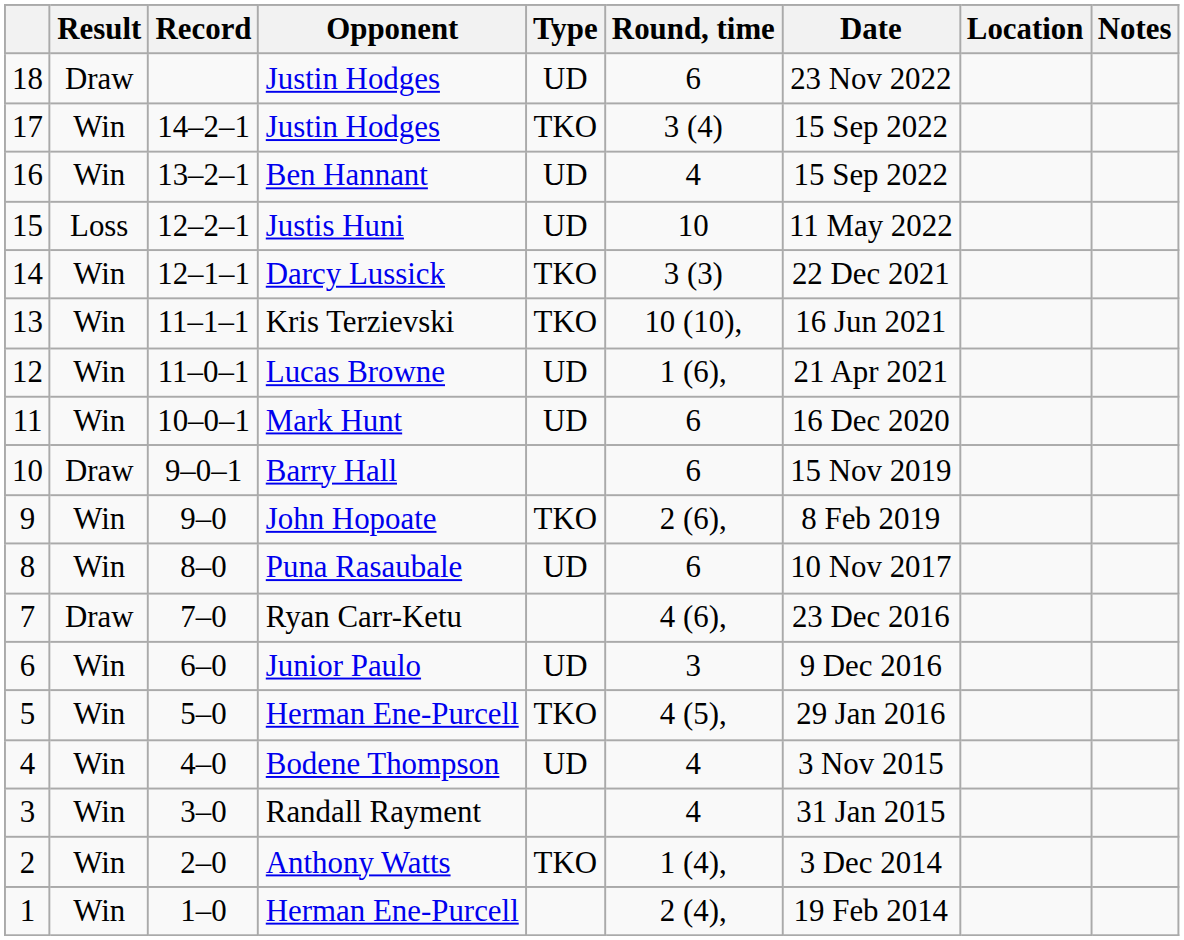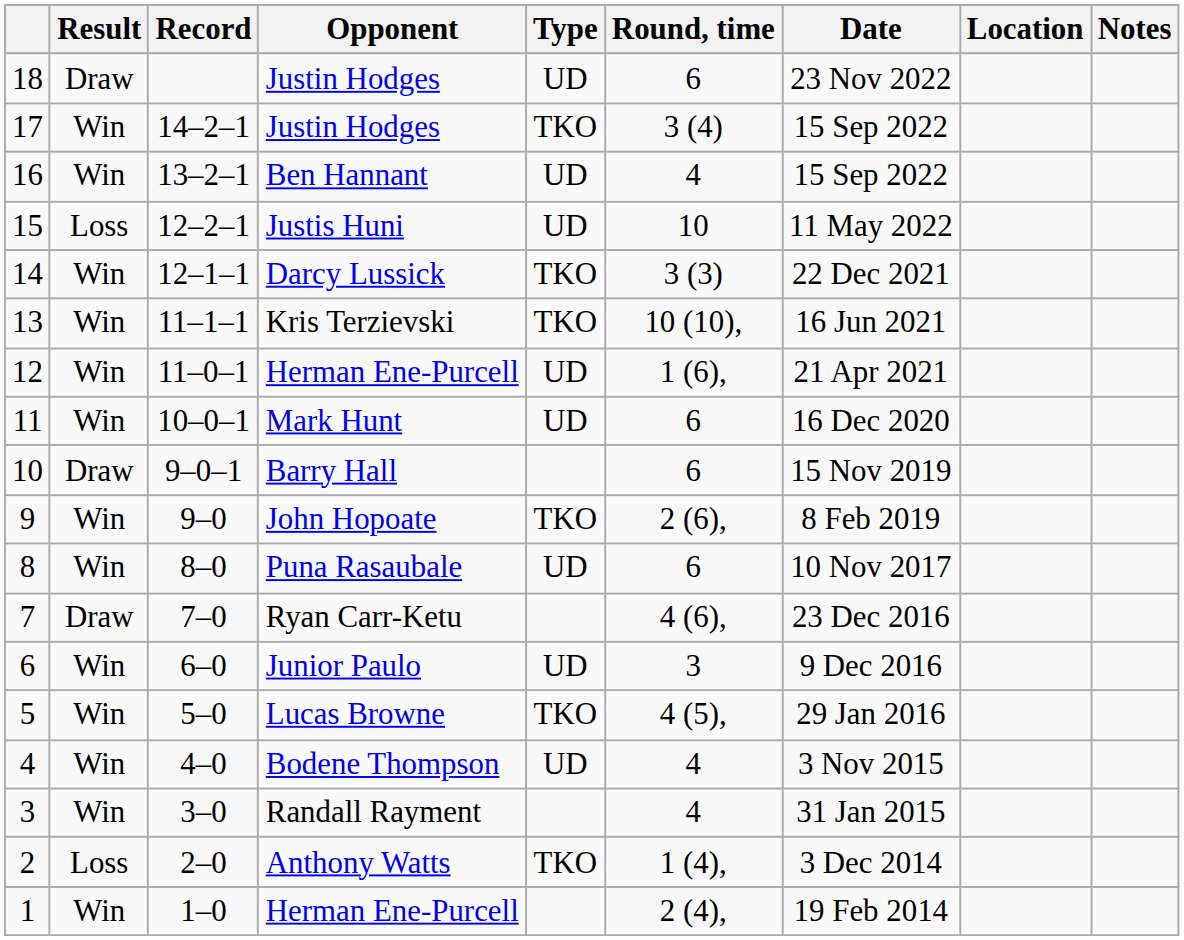(355, 371) Lucas Browne -> (392, 371) Herman Ene-Purcell
(392, 714) Herman Ene-Purcell -> (355, 714) Lucas Browne
(99, 861) Win -> (99, 861) Loss
